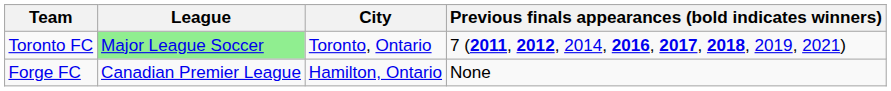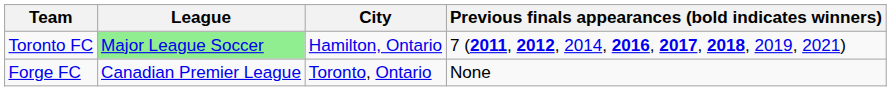(370, 45) Toronto, Ontario -> (375, 45) Hamilton, Ontario
(375, 72) Hamilton, Ontario -> (370, 72) Toronto, Ontario
